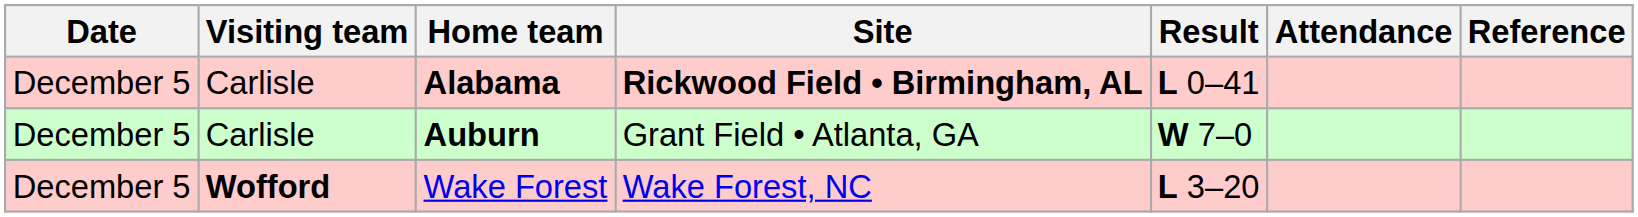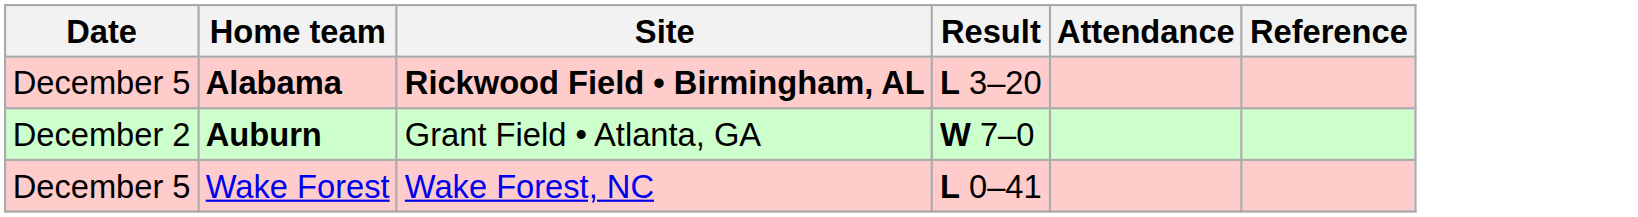- column: (307, 31)
(1209, 83) L 0–41 -> (991, 83) L 3–20
(102, 135) December 5 -> (102, 135) December 2
(1209, 186) L 3–20 -> (991, 186) L 0–41
